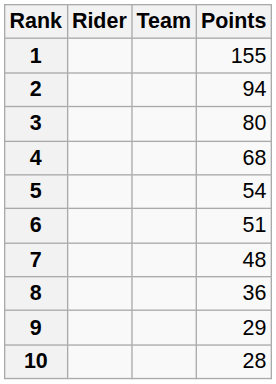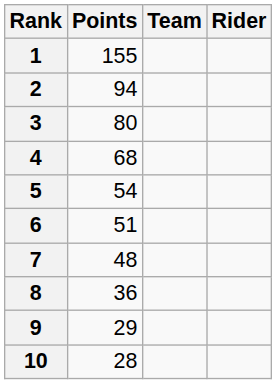columns swapped: (99, 21) <-> (234, 21)
